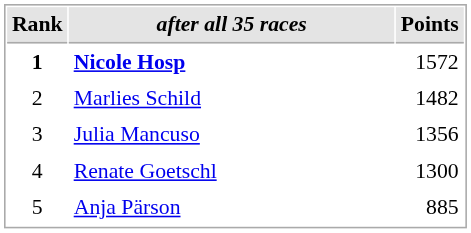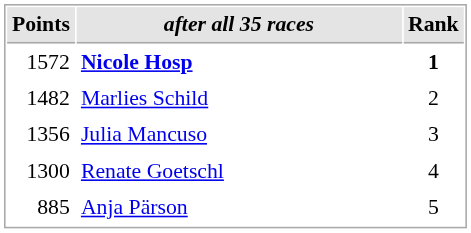columns swapped: (37, 24) <-> (430, 24)
